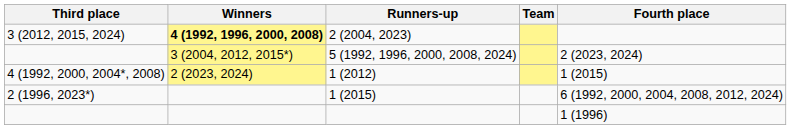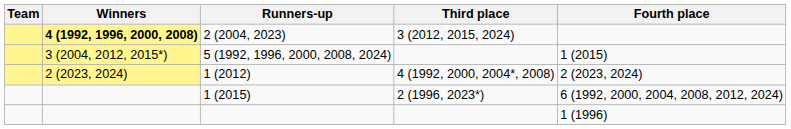columns swapped: (538, 14) <-> (86, 14)
(601, 54) 2 (2023, 2024) -> (584, 54) 1 (2015)
(584, 74) 1 (2015) -> (601, 74) 2 (2023, 2024)
